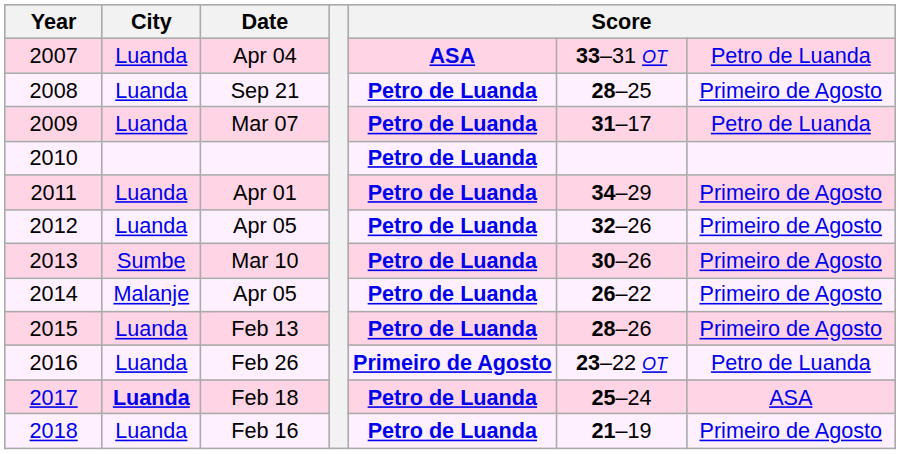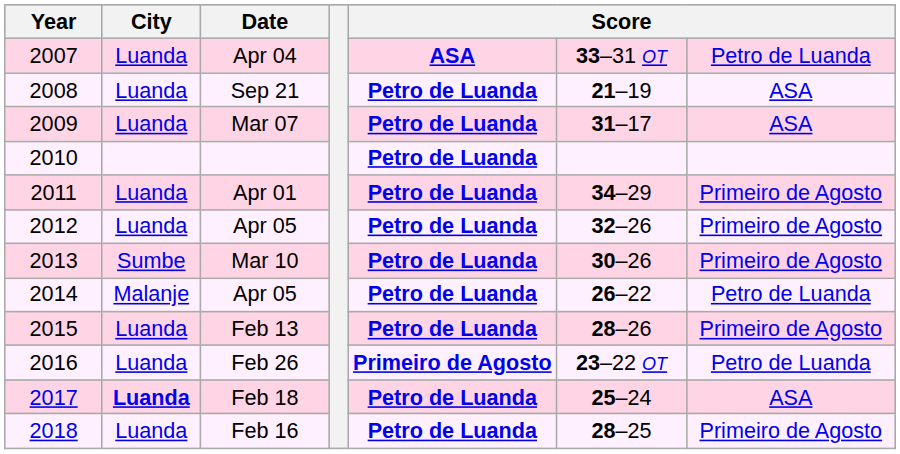(622, 90) 28–25 -> (622, 90) 21–19
(791, 90) Primeiro de Agosto -> (791, 90) ASA
(791, 124) Petro de Luanda -> (791, 124) ASA
(791, 294) Primeiro de Agosto -> (791, 294) Petro de Luanda
(622, 430) 21–19 -> (622, 430) 28–25
